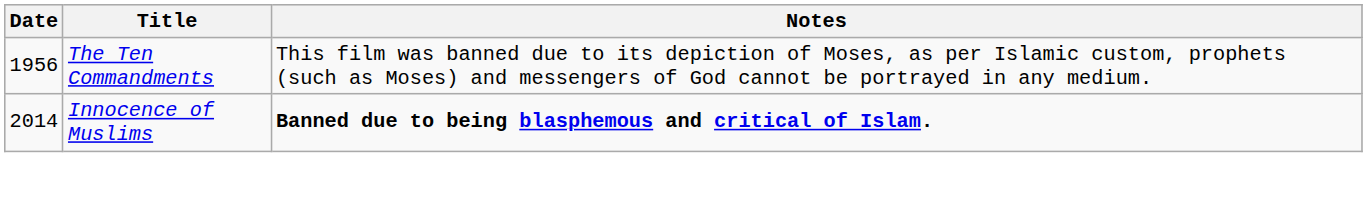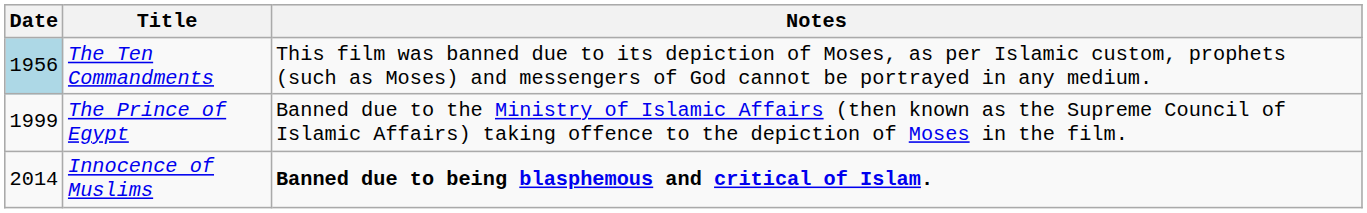(34, 66) no background -> (34, 66) lightblue background
+ row: (147, 123)
